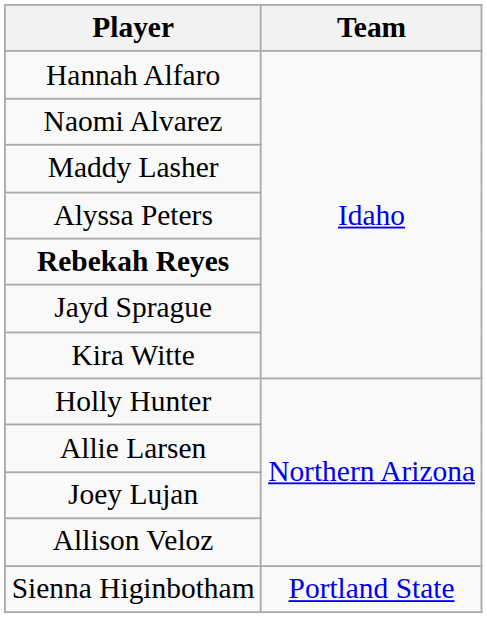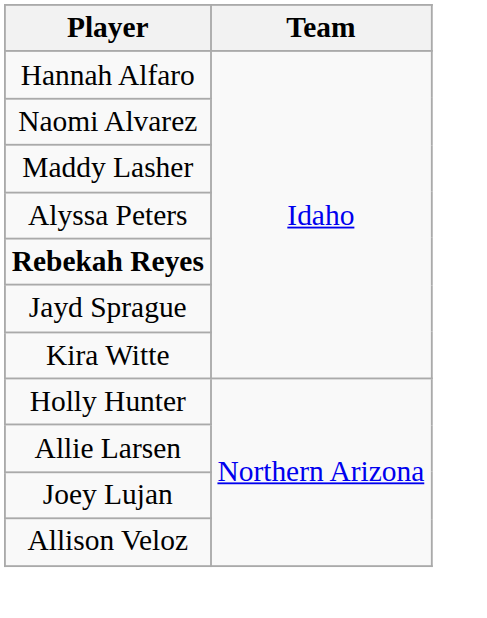- row: (133, 588)
